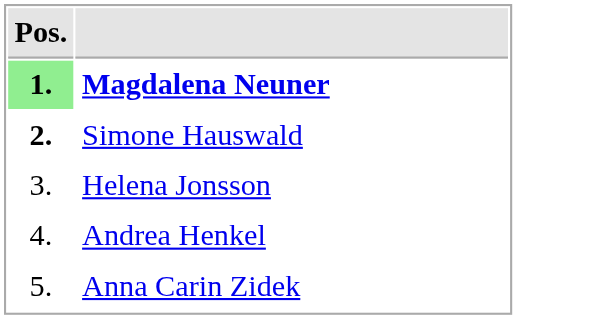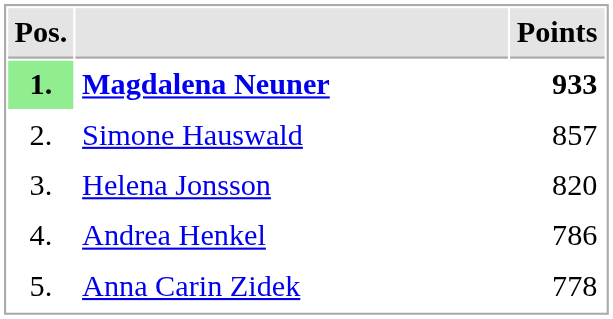+ column: (557, 31)
(41, 134) bold -> (41, 134) normal
